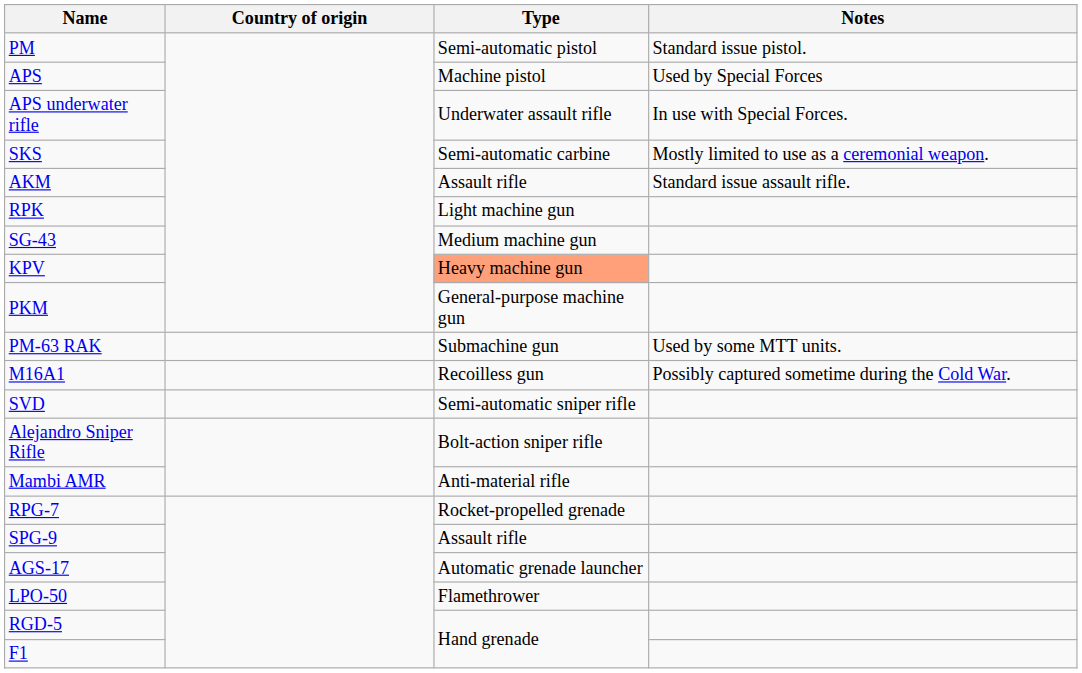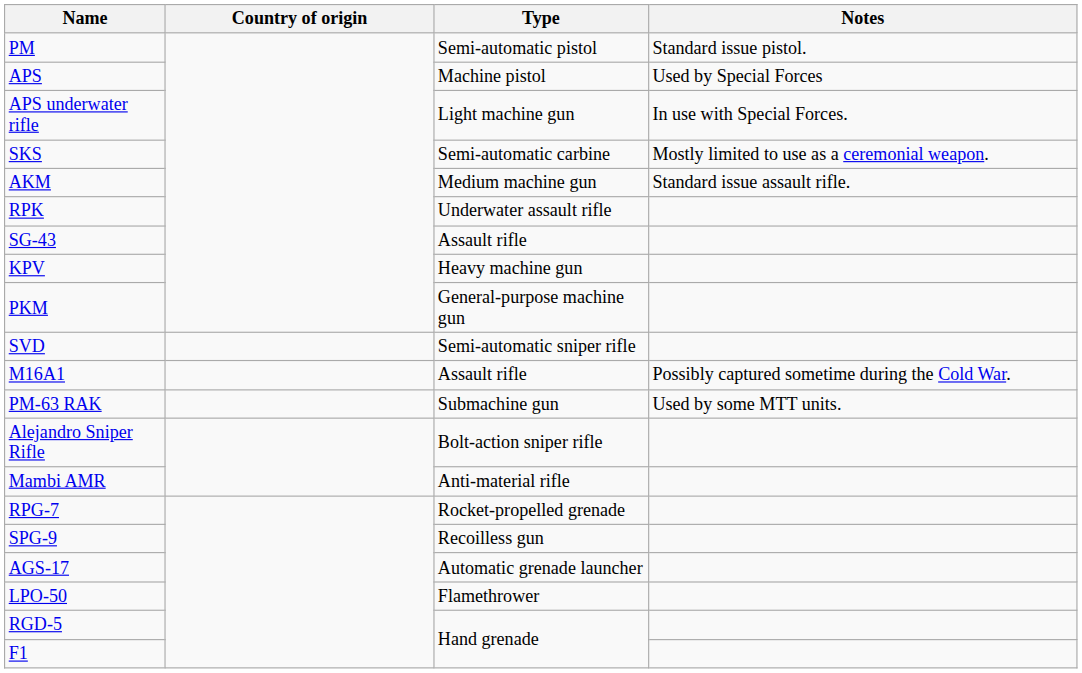(525, 115) Underwater assault rifle -> (506, 115) Light machine gun
(482, 182) Assault rifle -> (517, 182) Medium machine gun
(506, 211) Light machine gun -> (525, 211) Underwater assault rifle
(517, 239) Medium machine gun -> (482, 239) Assault rifle
(510, 268) lightsalmon background -> (510, 268) no background
rows swapped: (55, 346) <-> (27, 403)
(491, 374) Recoilless gun -> (482, 374) Assault rifle
(482, 538) Assault rifle -> (491, 538) Recoilless gun
